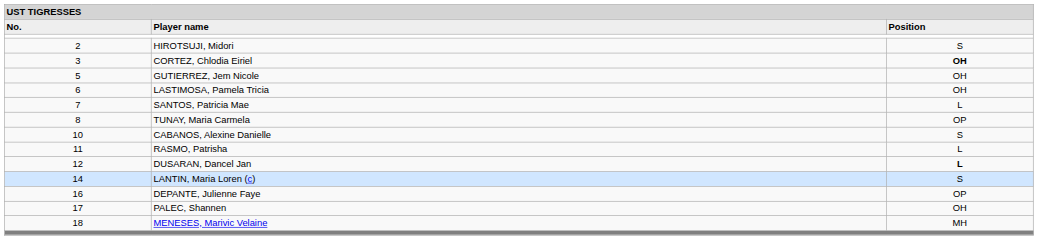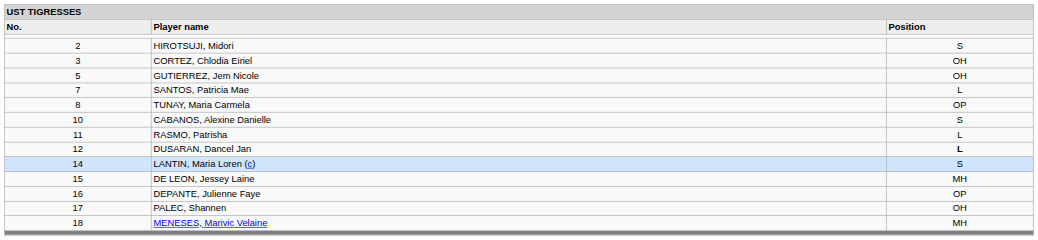(960, 61) bold -> (960, 61) normal
- row: (78, 90)
+ row: (78, 179)
